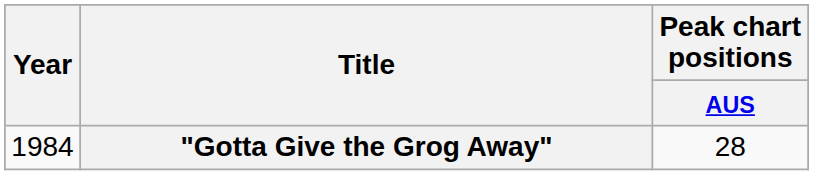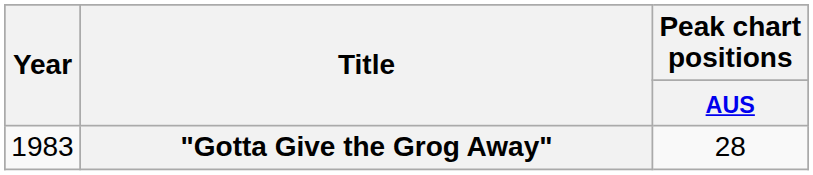(42, 147) 1984 -> (42, 147) 1983
